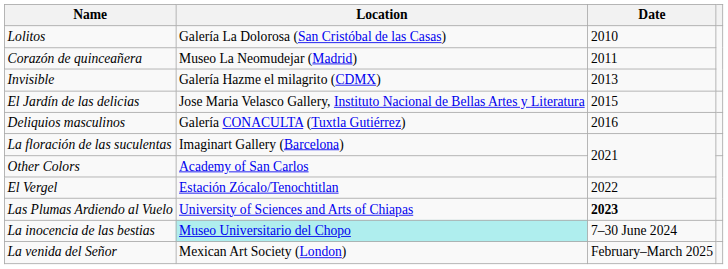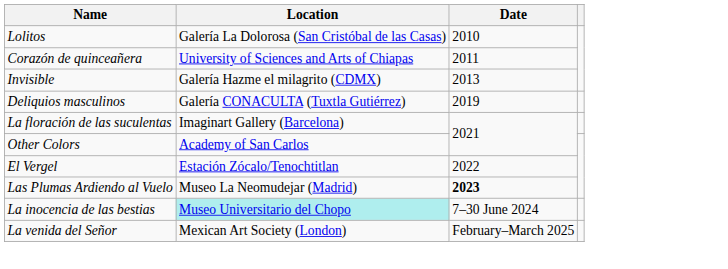(268, 58) Museo La Neomudejar (Madrid) -> (296, 58) University of Sciences and Arts of Chiapas
- row: (73, 101)
(605, 123) 2016 -> (466, 101) 2019
(296, 209) University of Sciences and Arts of Chiapas -> (268, 187) Museo La Neomudejar (Madrid)
